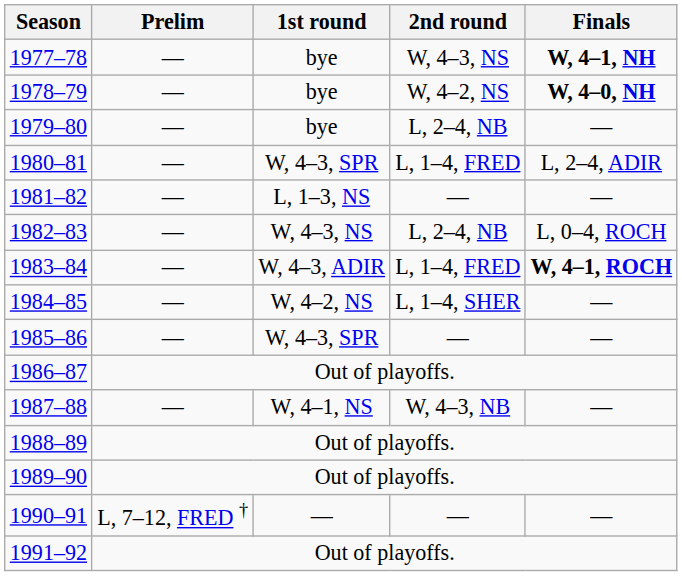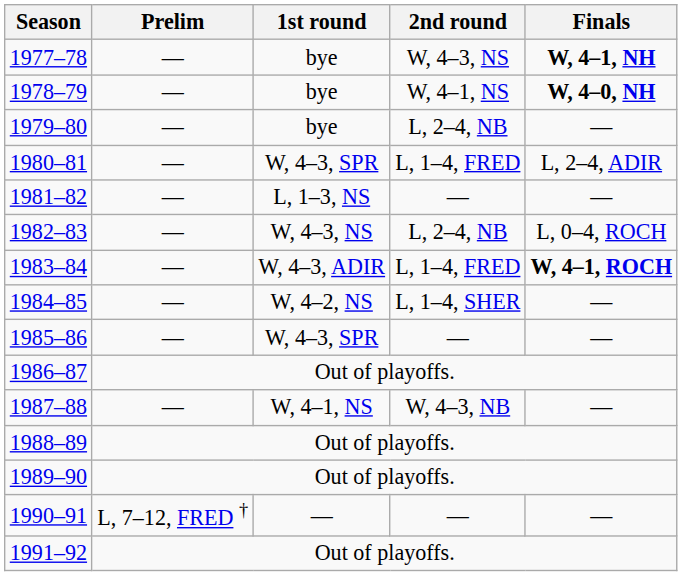(458, 92) W, 4–2, NS -> (458, 92) W, 4–1, NS
